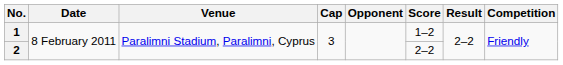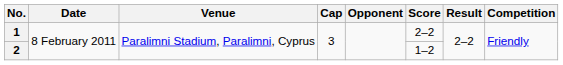(425, 32) 1–2 -> (425, 32) 2–2
(425, 50) 2–2 -> (425, 50) 1–2
